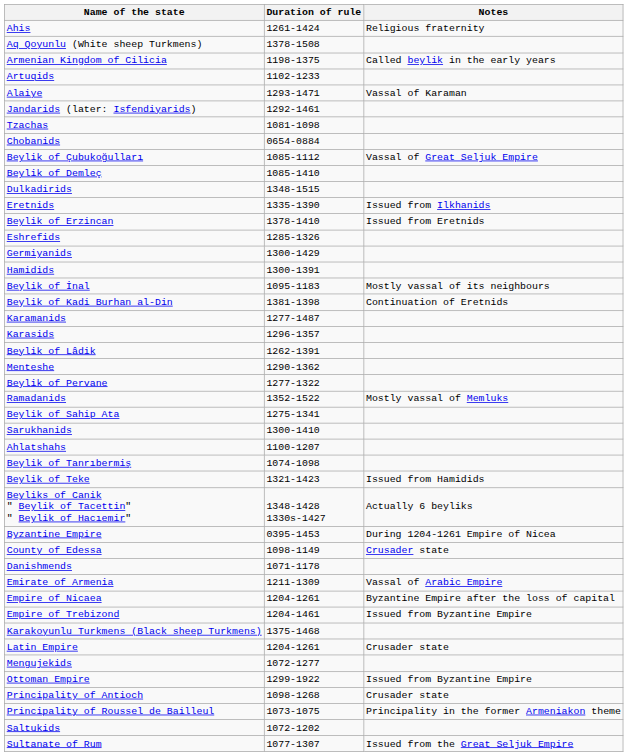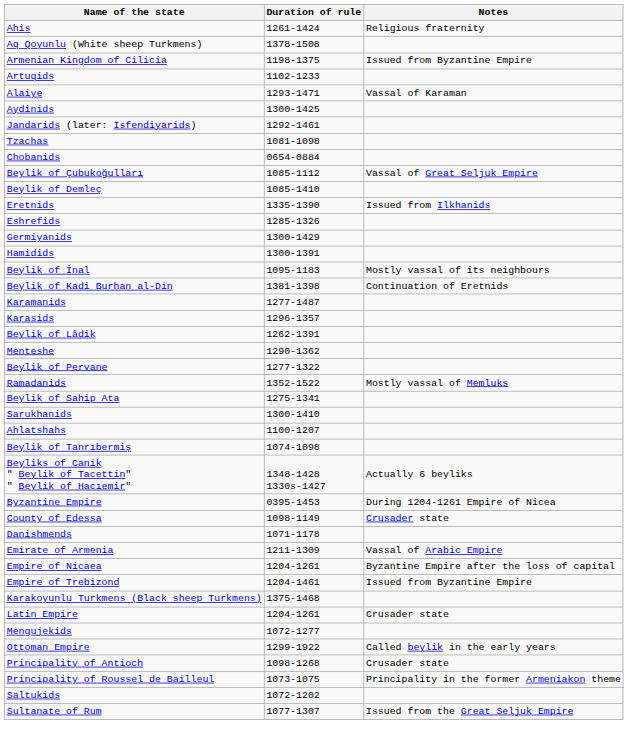(461, 61) Called beylik in the early years -> (449, 61) Issued from Byzantine Empire
+ row: (30, 109)
- row: (39, 190)
- row: (60, 222)
- row: (48, 479)
(449, 679) Issued from Byzantine Empire -> (461, 647) Called beylik in the early years
